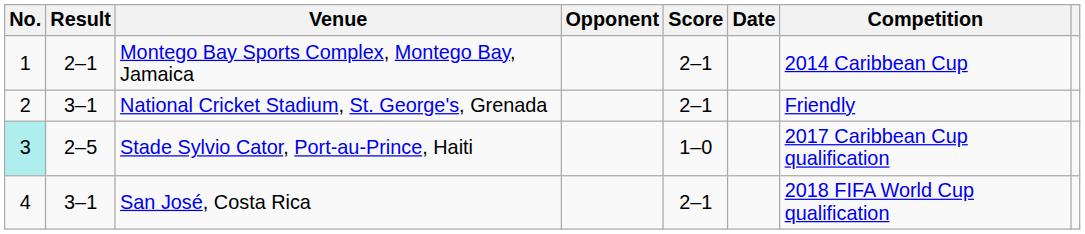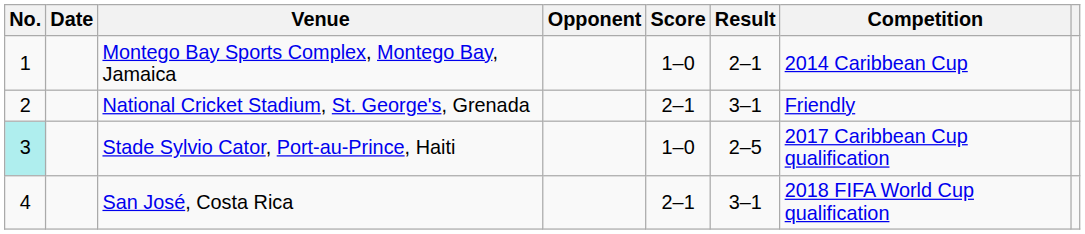columns swapped: (754, 20) <-> (81, 20)
(696, 62) 2–1 -> (678, 62) 1–0
